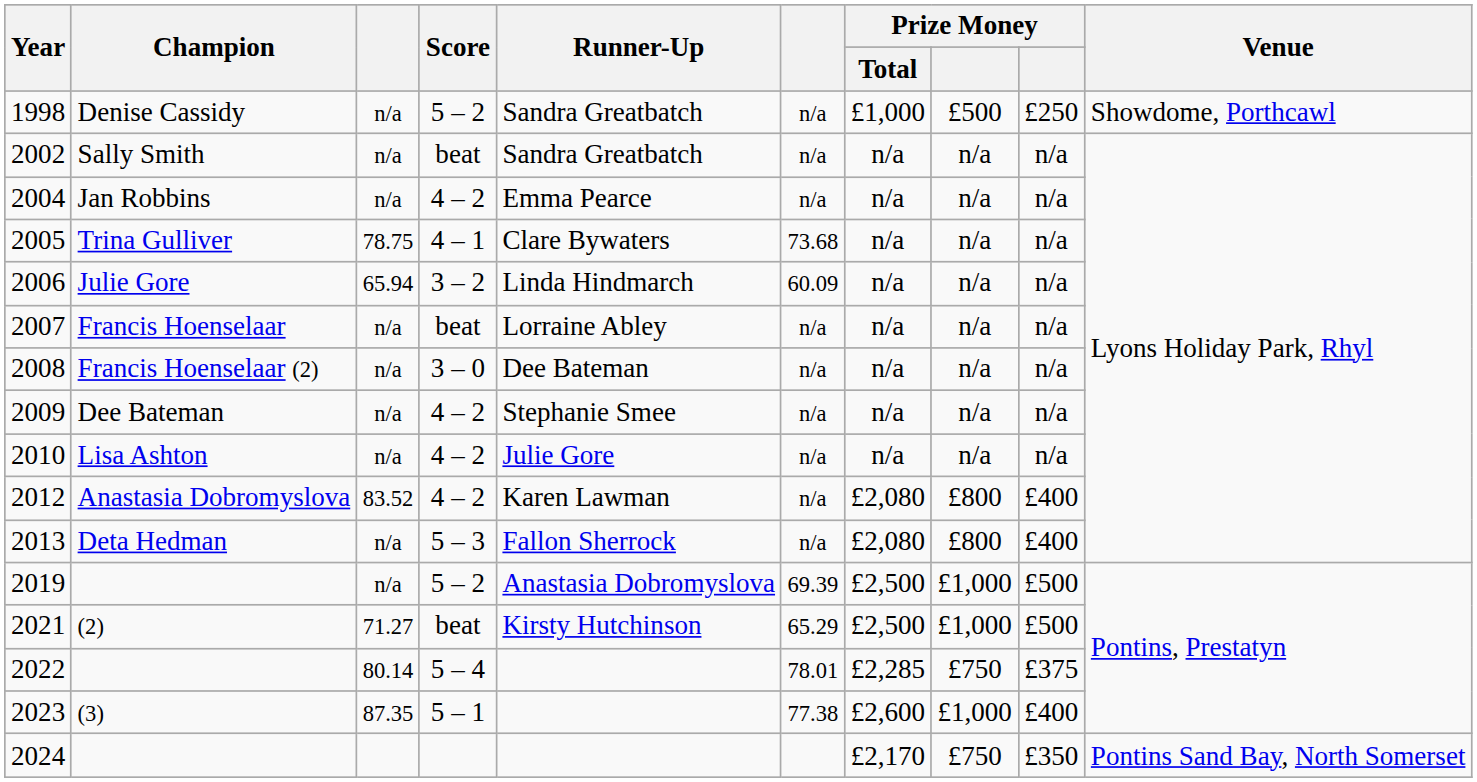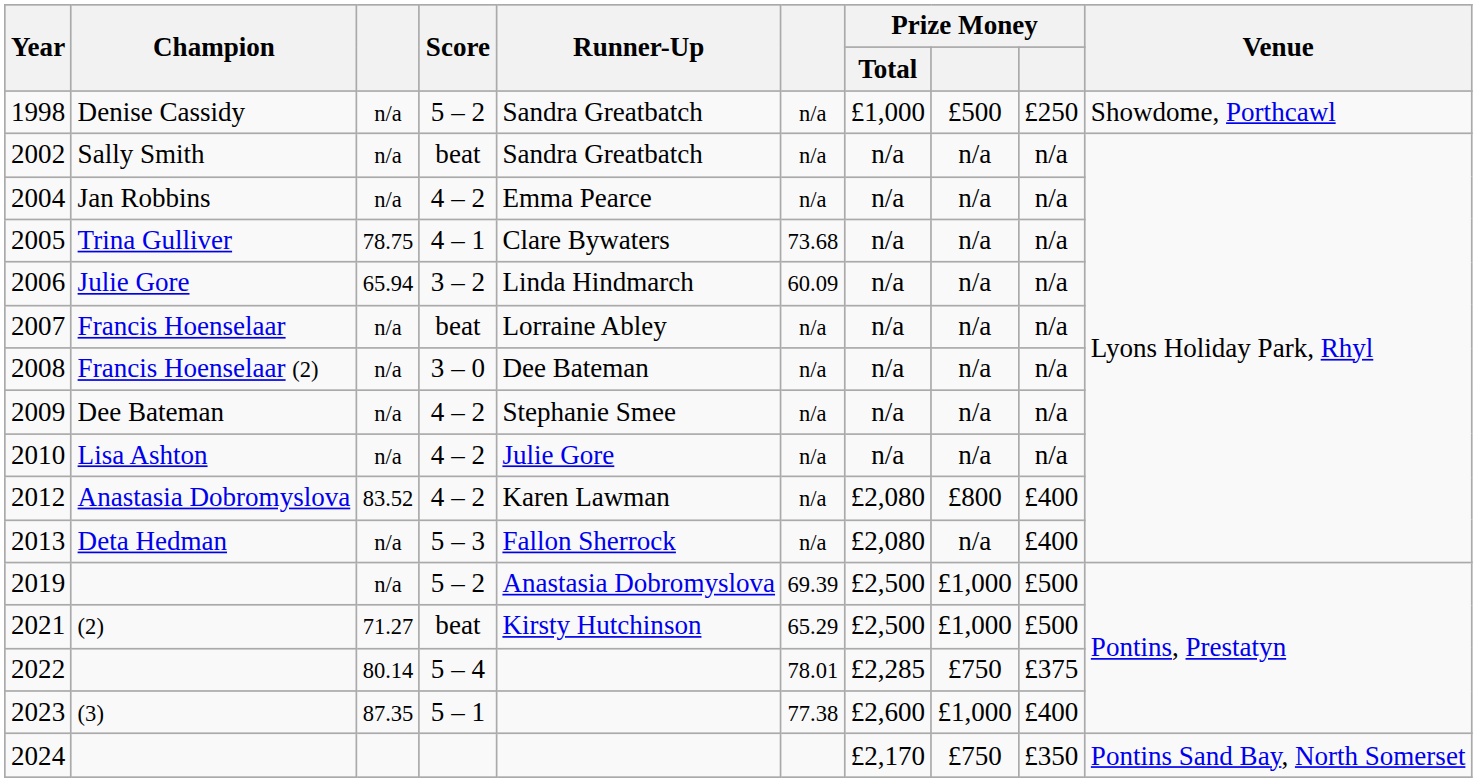(975, 540) £800 -> (975, 540) n/a
